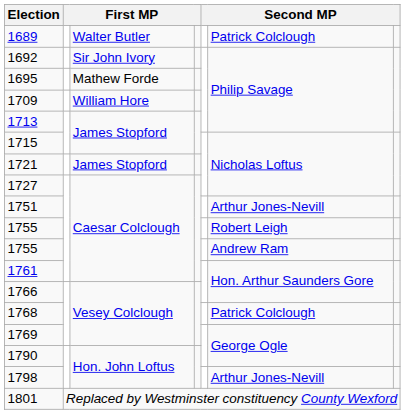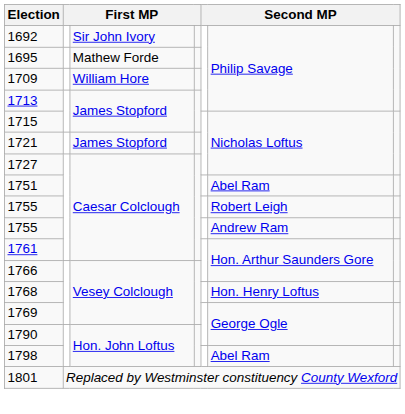- row: (22, 36)
(267, 206) Arthur Jones-Nevill -> (240, 185) Abel Ram
(263, 313) Patrick Colclough -> (265, 292) Hon. Henry Loftus
(267, 377) Arthur Jones-Nevill -> (240, 356) Abel Ram
